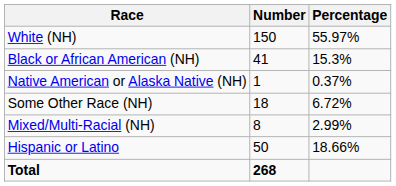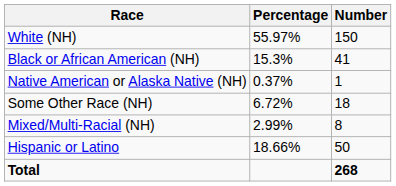columns swapped: (279, 15) <-> (350, 15)
